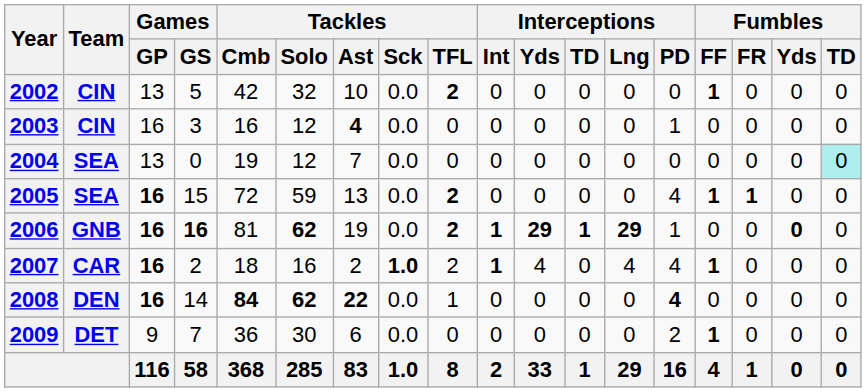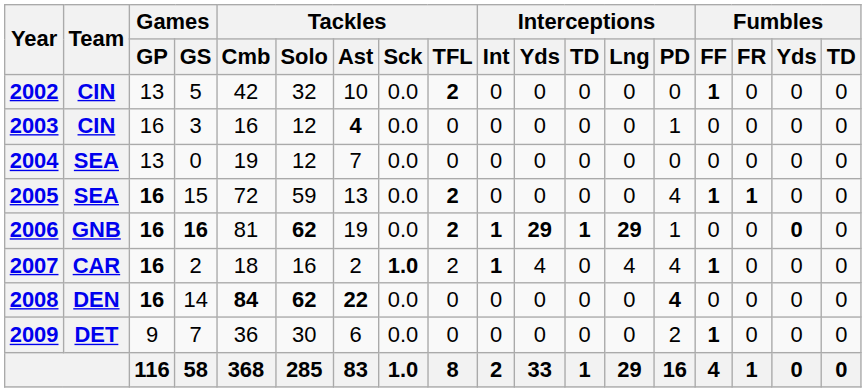(841, 160) paleturquoise background -> (841, 160) no background
(453, 299) 1 -> (453, 299) 0
